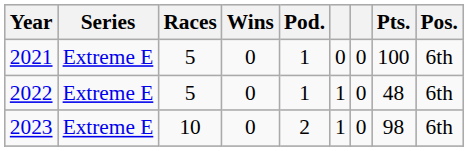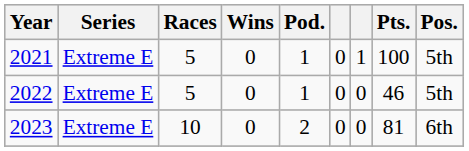(361, 56) 0 -> (361, 56) 1
(439, 56) 6th -> (439, 56) 5th
(340, 92) 1 -> (340, 92) 0
(394, 92) 48 -> (394, 92) 46
(439, 92) 6th -> (439, 92) 5th
(340, 127) 1 -> (340, 127) 0
(394, 127) 98 -> (394, 127) 81
